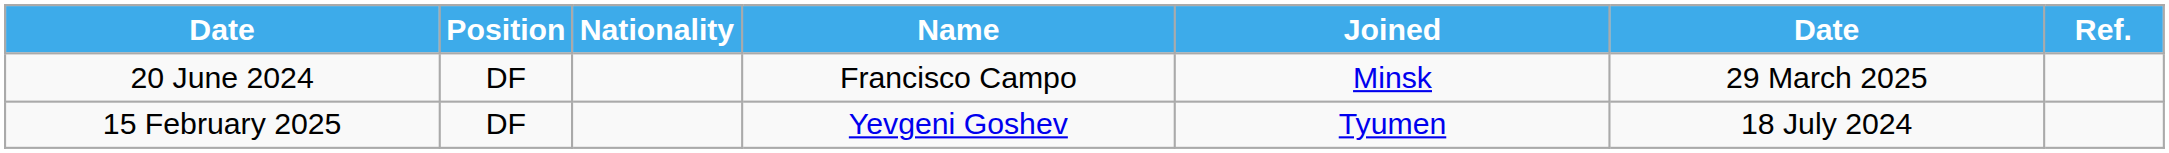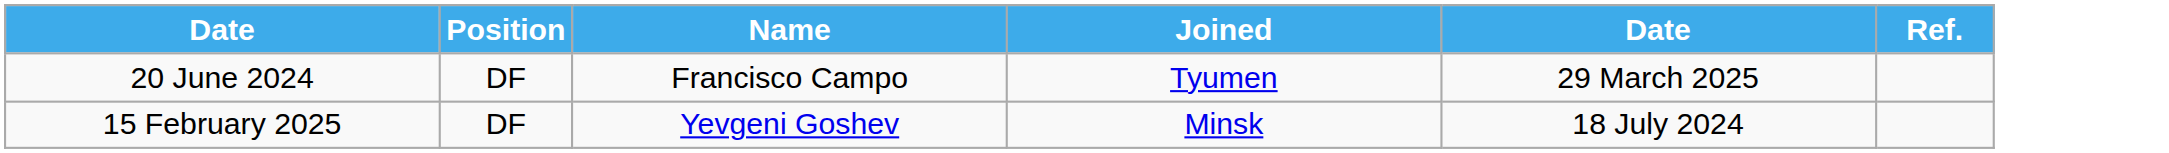- column: (657, 29)
(1393, 77) Minsk -> (1224, 77) Tyumen
(1393, 125) Tyumen -> (1224, 125) Minsk
